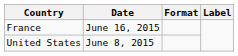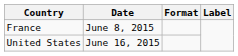(123, 28) June 16, 2015 -> (120, 28) June 8, 2015
(120, 43) June 8, 2015 -> (123, 43) June 16, 2015
